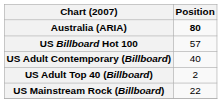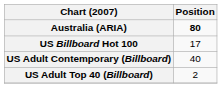(195, 43) 57 -> (195, 43) 17
- row: (89, 91)
